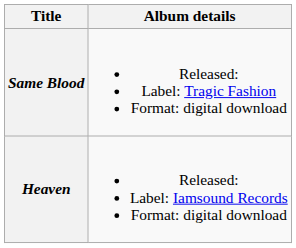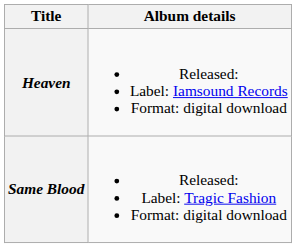rows swapped: (46, 189) <-> (46, 82)
